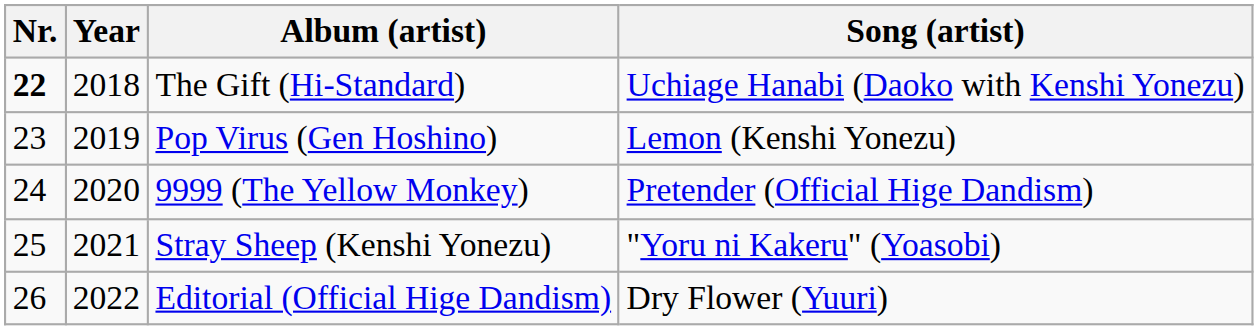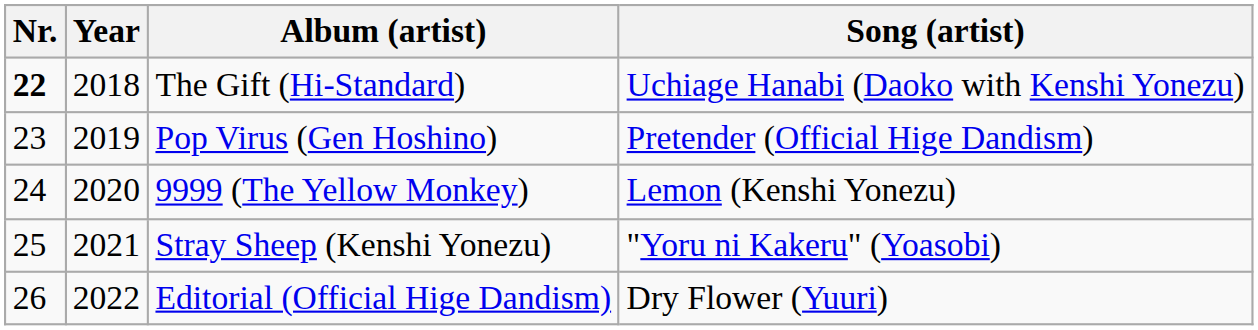(791, 137) Lemon (Kenshi Yonezu) -> (860, 137) Pretender (Official Hige Dandism)
(860, 191) Pretender (Official Hige Dandism) -> (791, 191) Lemon (Kenshi Yonezu)
